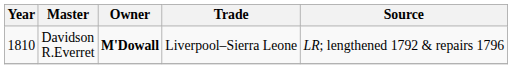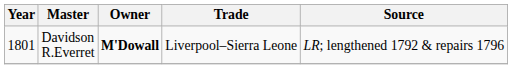(21, 44) 1810 -> (21, 44) 1801
